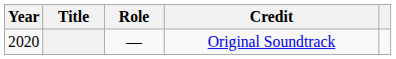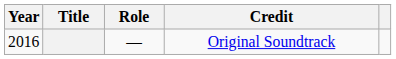(24, 41) 2020 -> (24, 41) 2016
